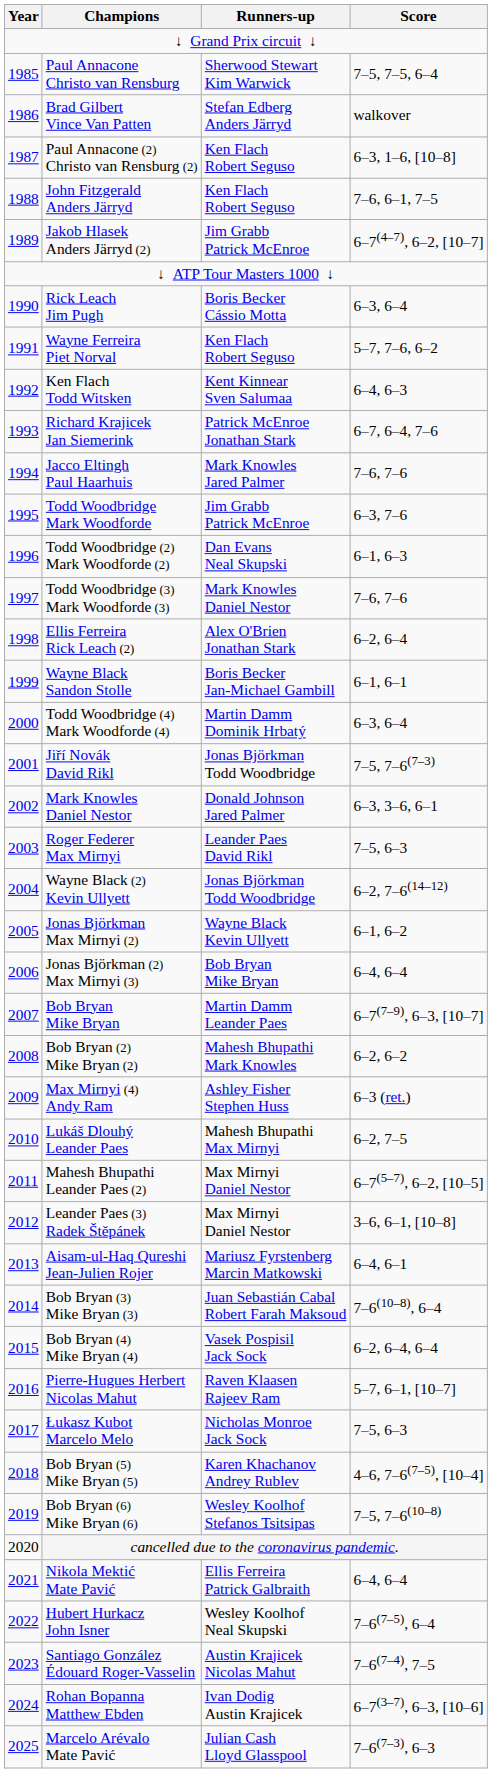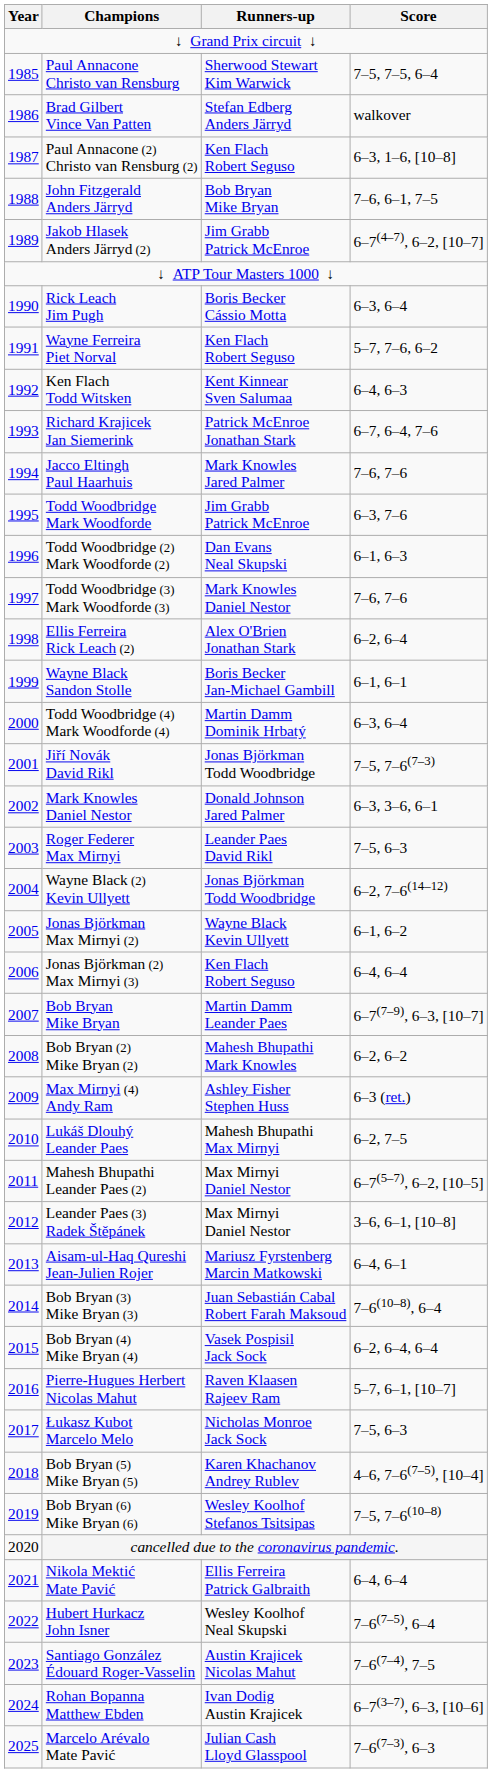(250, 198) Ken Flach Robert Seguso -> (242, 198) Bob Bryan Mike Bryan
(242, 972) Bob Bryan Mike Bryan -> (250, 972) Ken Flach Robert Seguso
